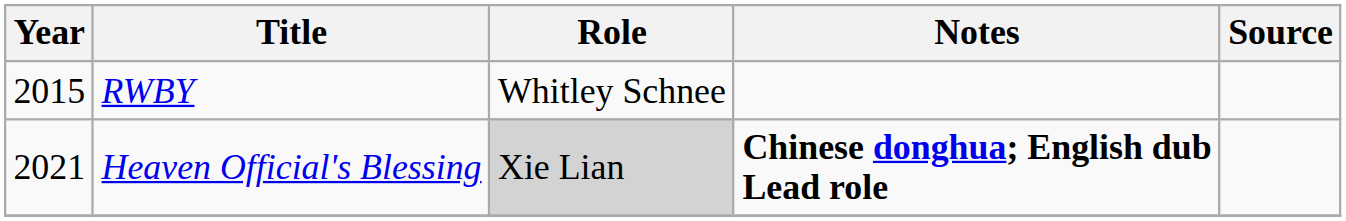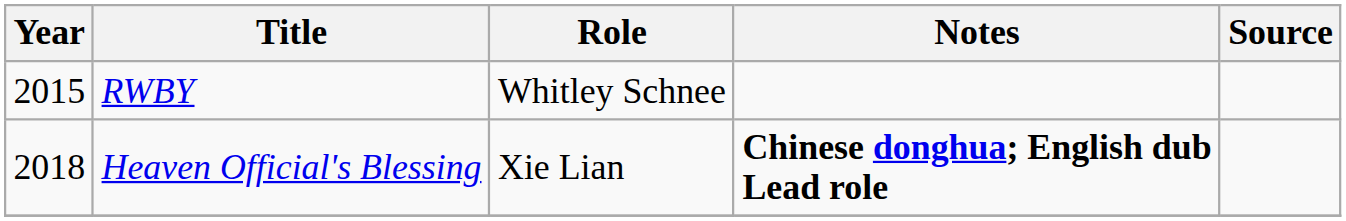(49, 166) 2021 -> (49, 166) 2018
(561, 166) lightgrey background -> (561, 166) no background
